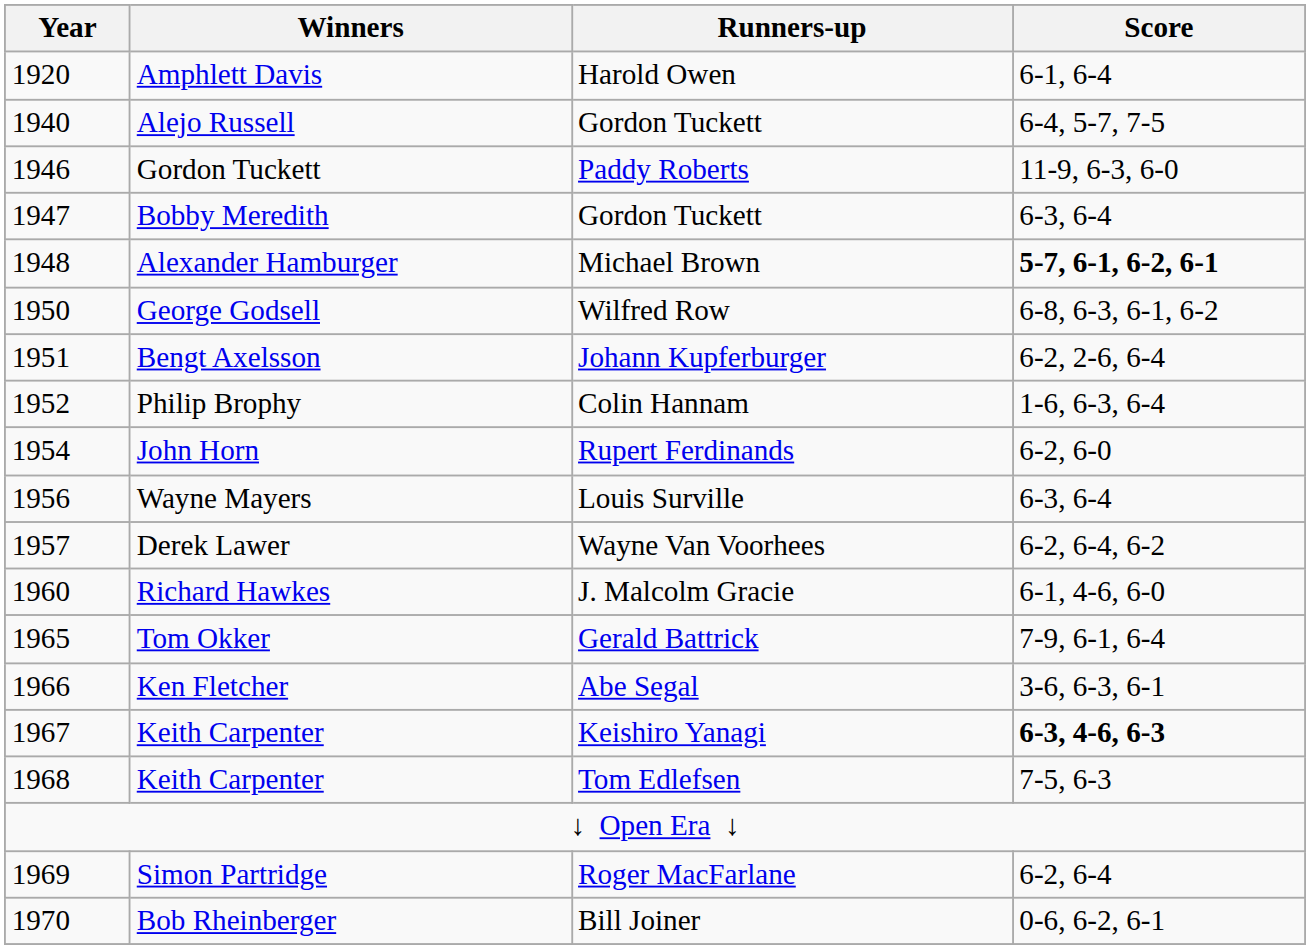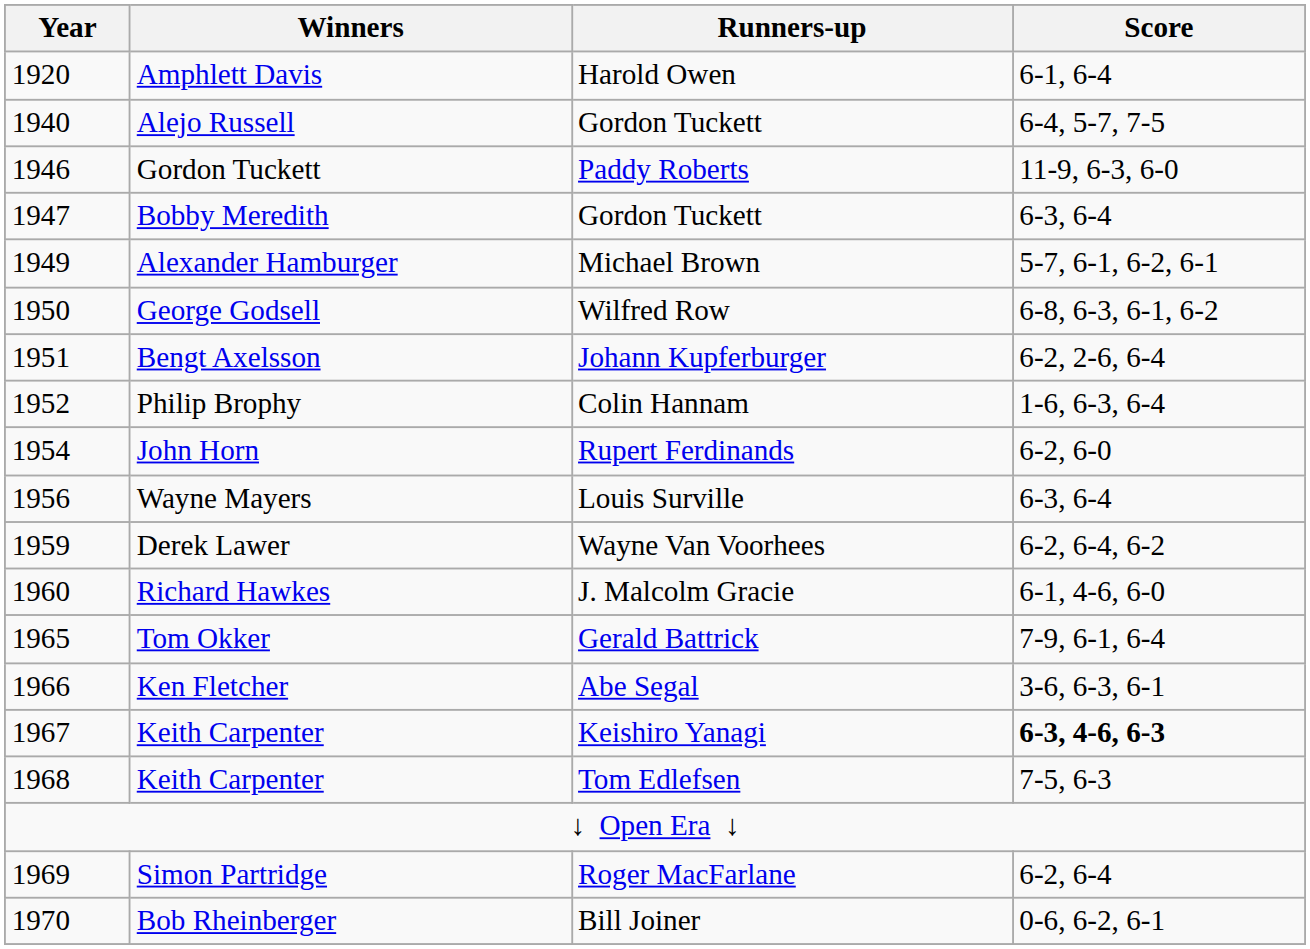(41, 262) 1948 -> (41, 262) 1949
(1119, 262) bold -> (1119, 262) normal
(41, 544) 1957 -> (41, 544) 1959
